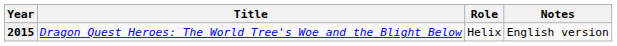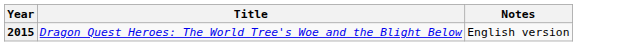- column: (484, 14)
